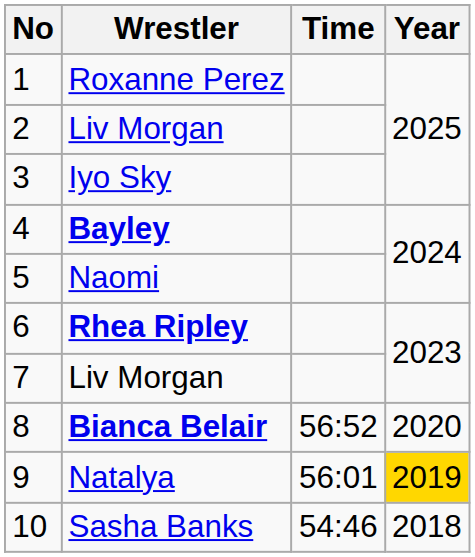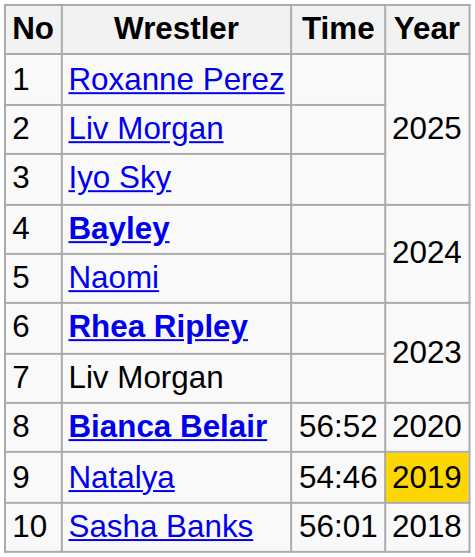(338, 476) 56:01 -> (338, 476) 54:46
(338, 526) 54:46 -> (338, 526) 56:01
